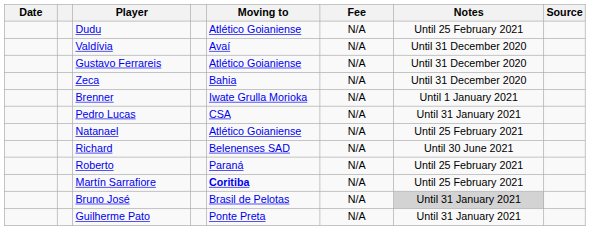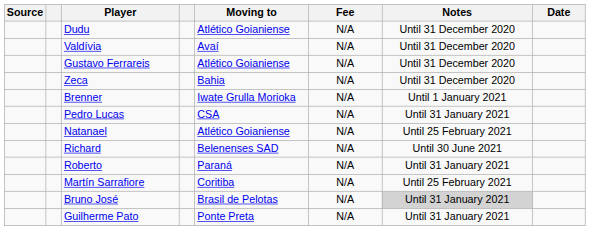columns swapped: (31, 13) <-> (565, 13)
(469, 30) Until 25 February 2021 -> (457, 30) Until 31 December 2020
(469, 166) Until 25 February 2021 -> (457, 166) Until 31 January 2021
(229, 183) bold -> (216, 183) normal
